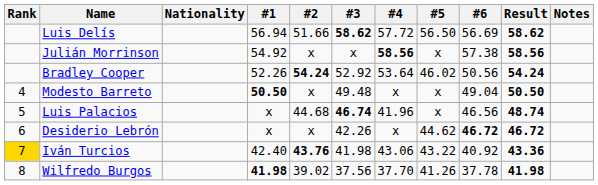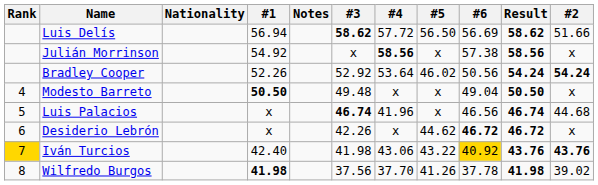columns swapped: (311, 15) <-> (572, 15)
(526, 112) 48.74 -> (526, 112) 46.74
(480, 151) no background -> (480, 151) gold background
(526, 151) 43.36 -> (526, 151) 43.76
